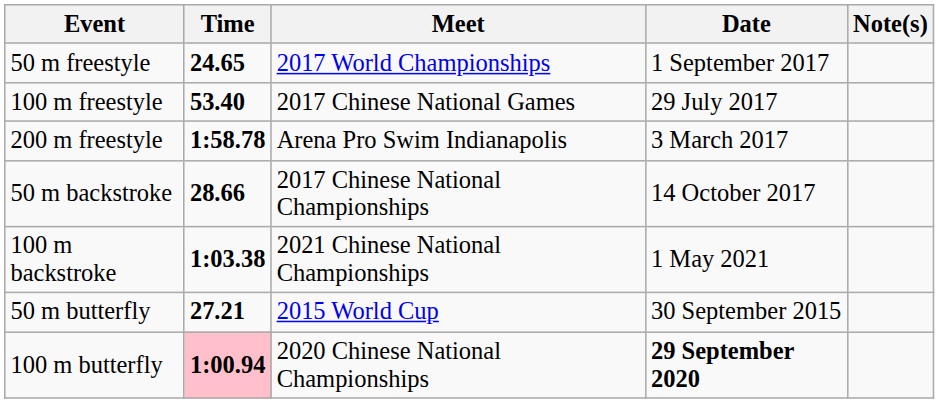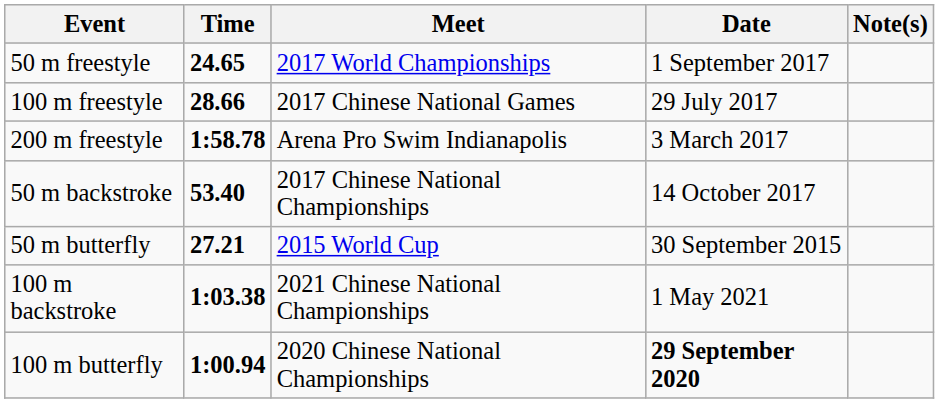(217, 101) 53.40 -> (217, 101) 28.66
(217, 192) 28.66 -> (217, 192) 53.40
rows swapped: (63, 259) <-> (80, 311)
(228, 364) pink background -> (228, 364) no background
